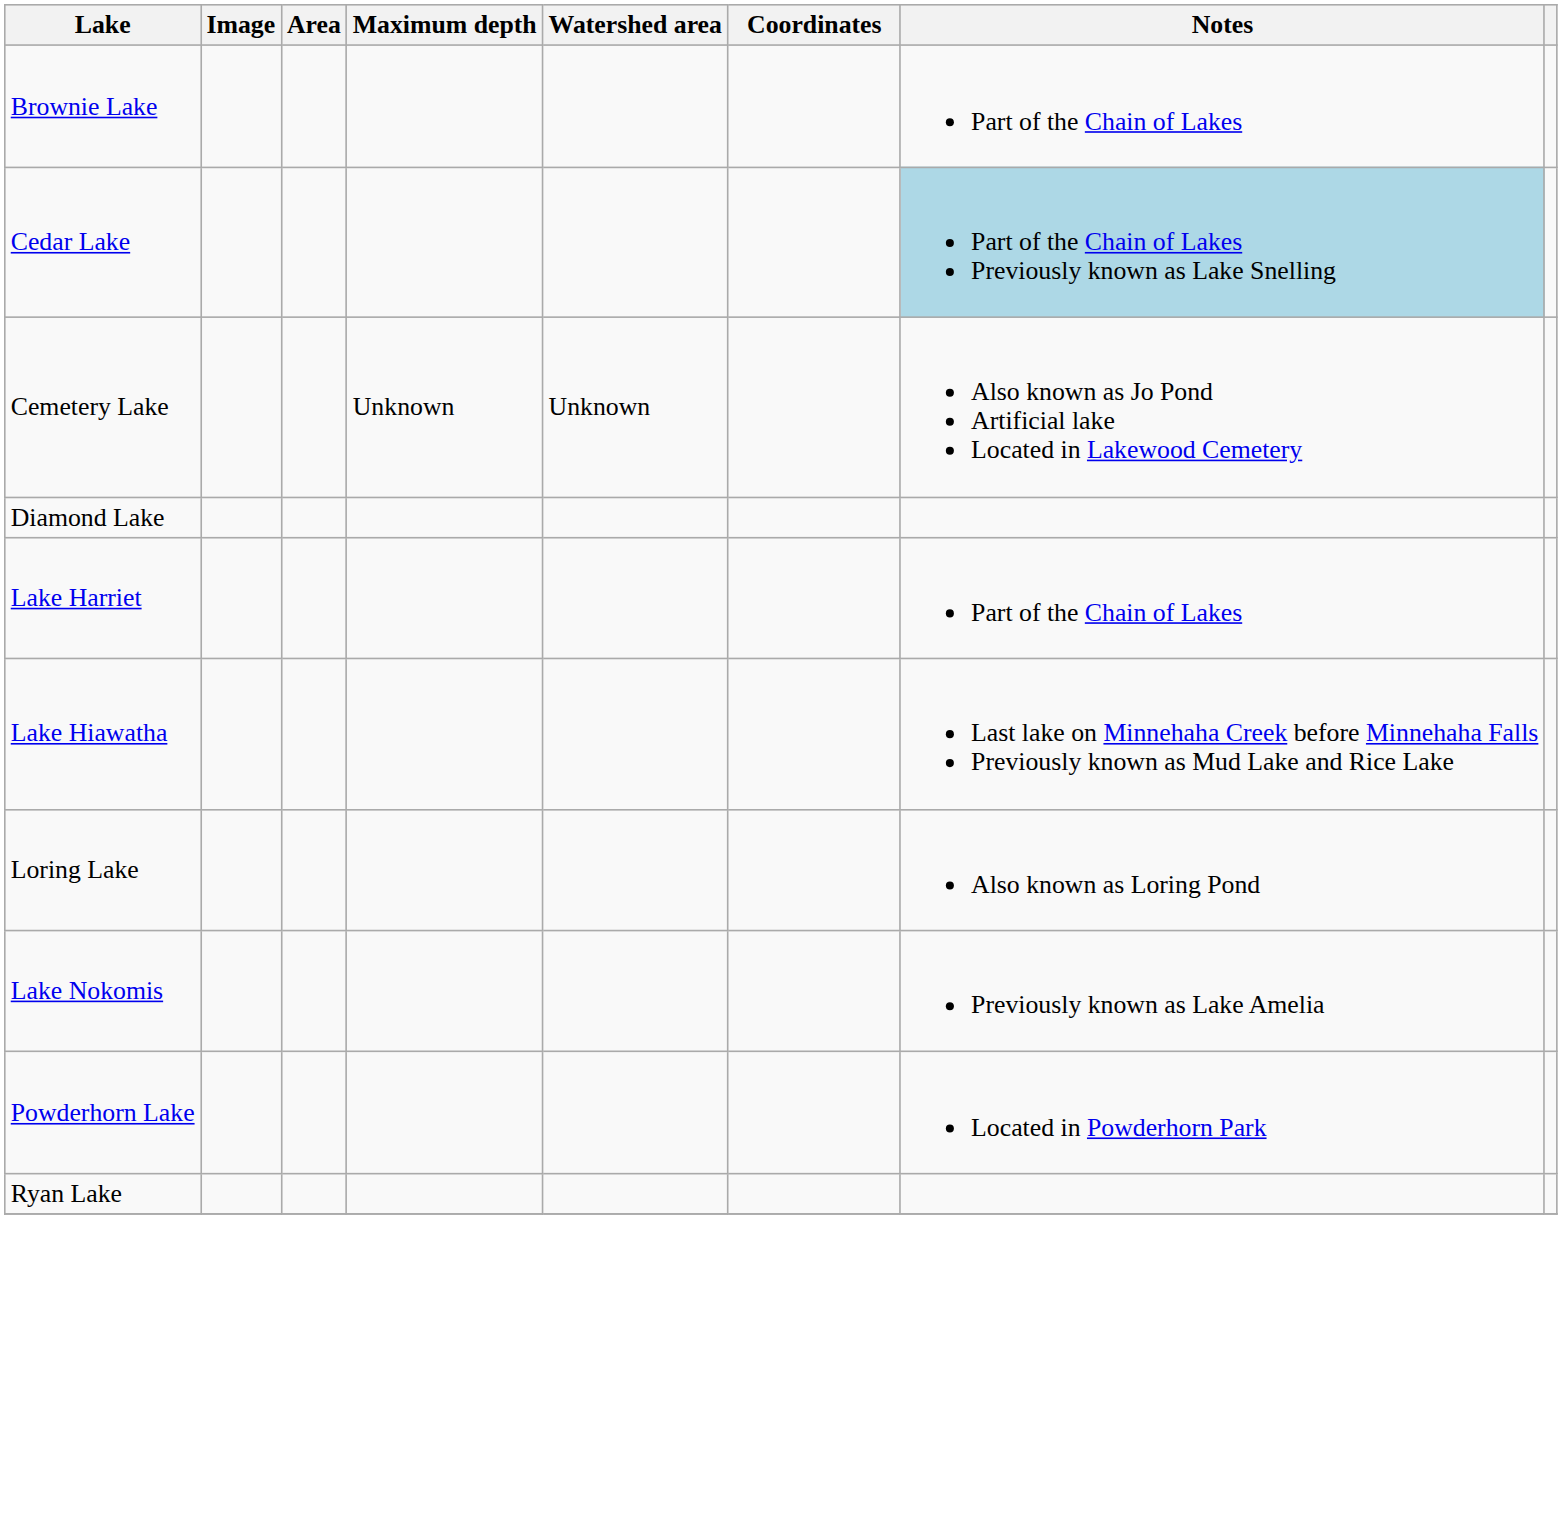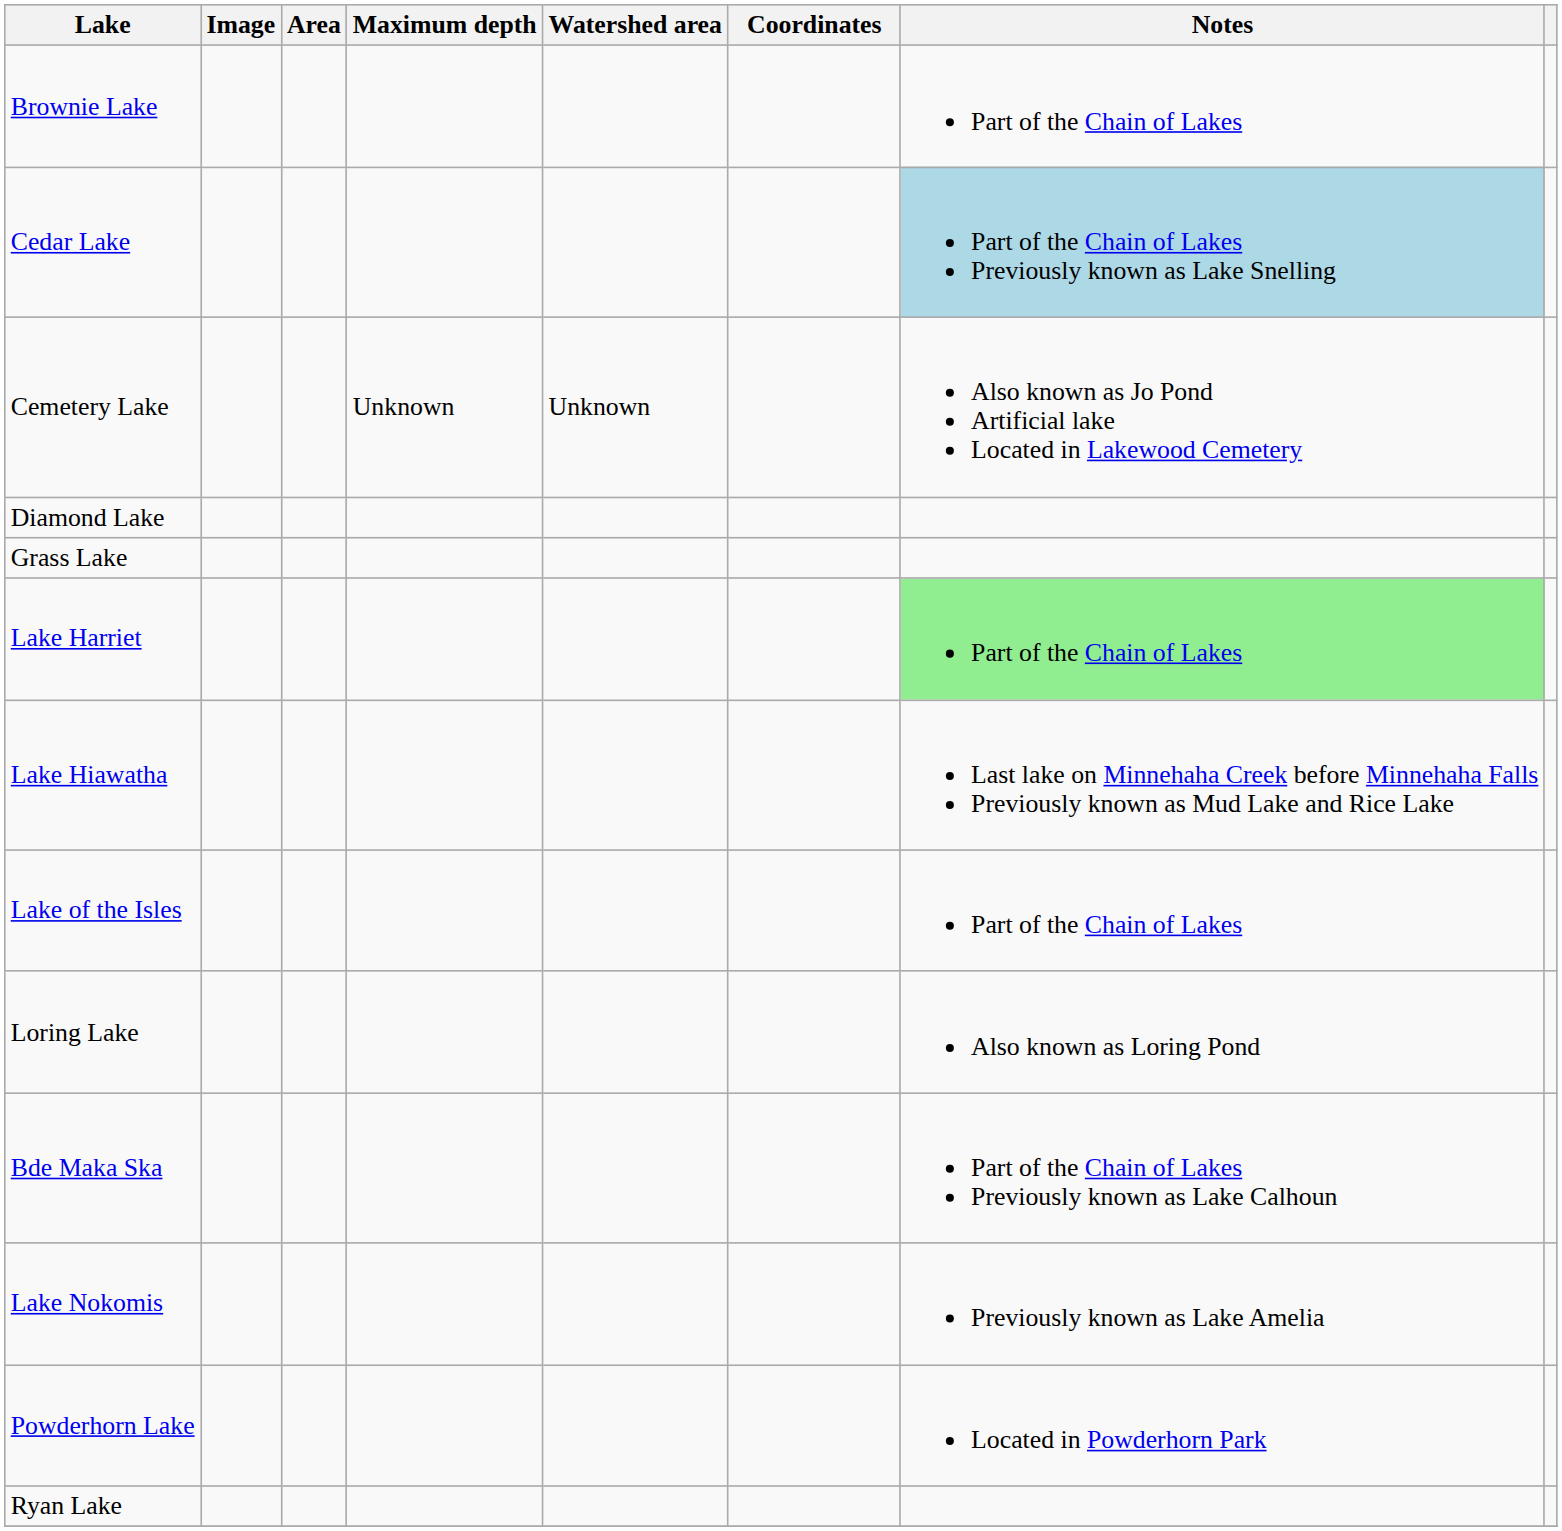+ row: (69, 557)
(1223, 613) no background -> (1223, 654) lightgreen background
+ row: (96, 910)
+ row: (87, 1167)
